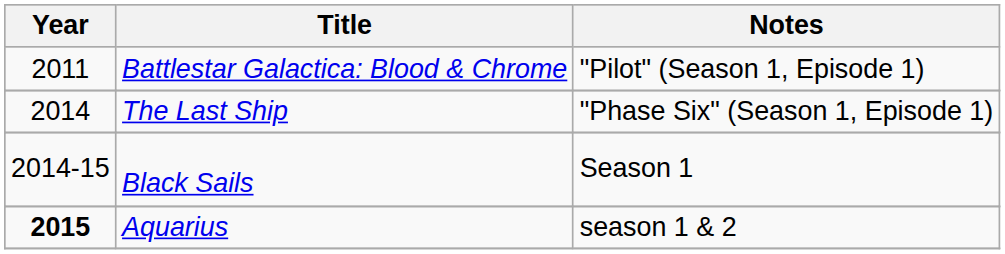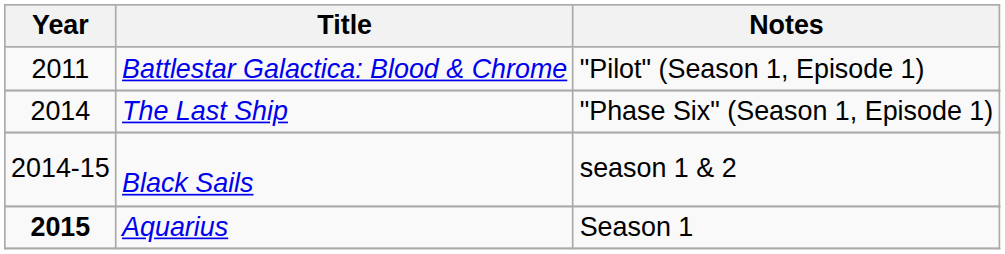(636, 168) Season 1 -> (658, 168) season 1 & 2
(658, 226) season 1 & 2 -> (636, 226) Season 1
